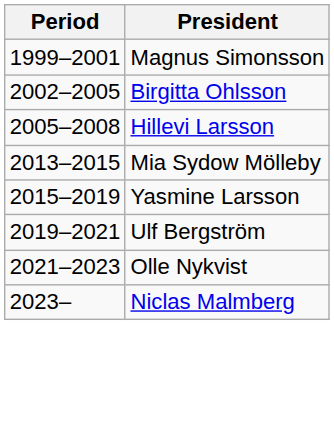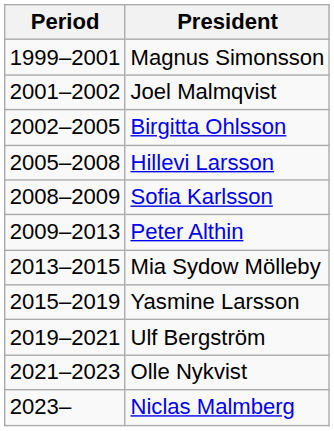+ row: (203, 92)
+ row: (202, 197)
+ row: (187, 232)
